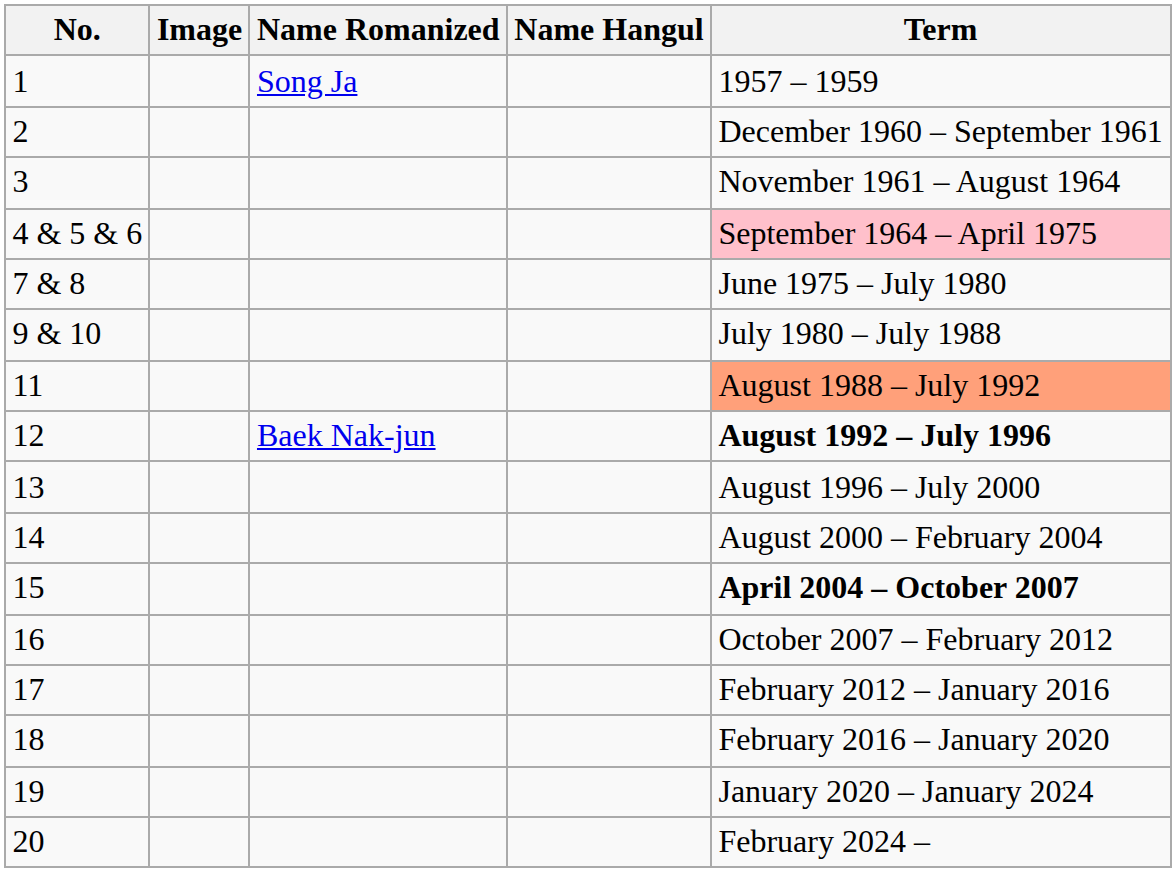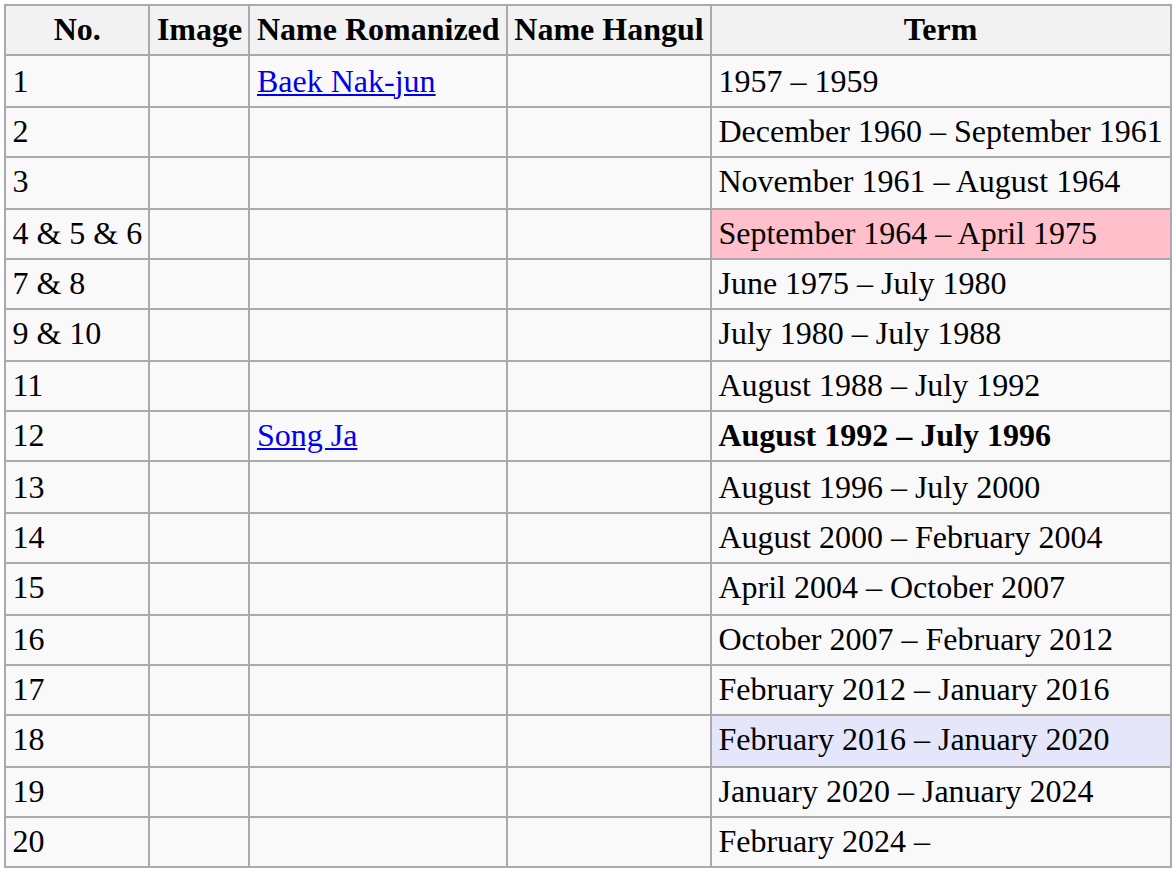(307, 80) Song Ja -> (346, 80) Baek Nak-jun
(879, 385) lightsalmon background -> (879, 385) no background
(346, 435) Baek Nak-jun -> (307, 435) Song Ja
(899, 588) bold -> (892, 588) normal
(914, 740) no background -> (914, 740) lavender background
